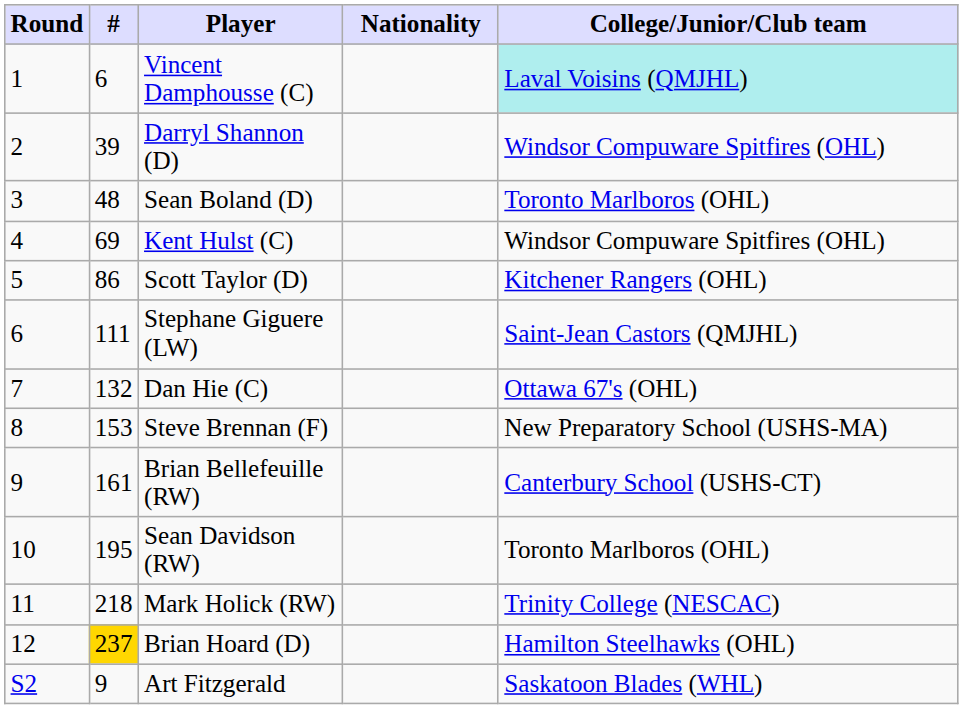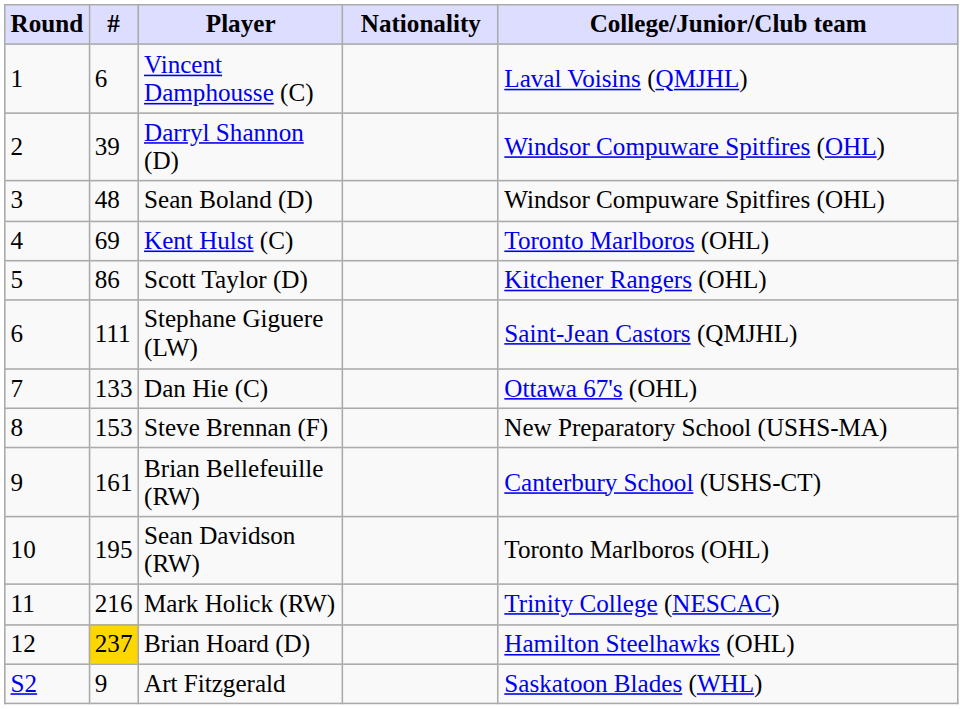(626, 78) paleturquoise background -> (626, 78) no background
(637, 200) Toronto Marlboros (OHL) -> (695, 200) Windsor Compuware Spitfires (OHL)
(695, 240) Windsor Compuware Spitfires (OHL) -> (637, 240) Toronto Marlboros (OHL)
(114, 388) 132 -> (114, 388) 133
(114, 603) 218 -> (114, 603) 216
